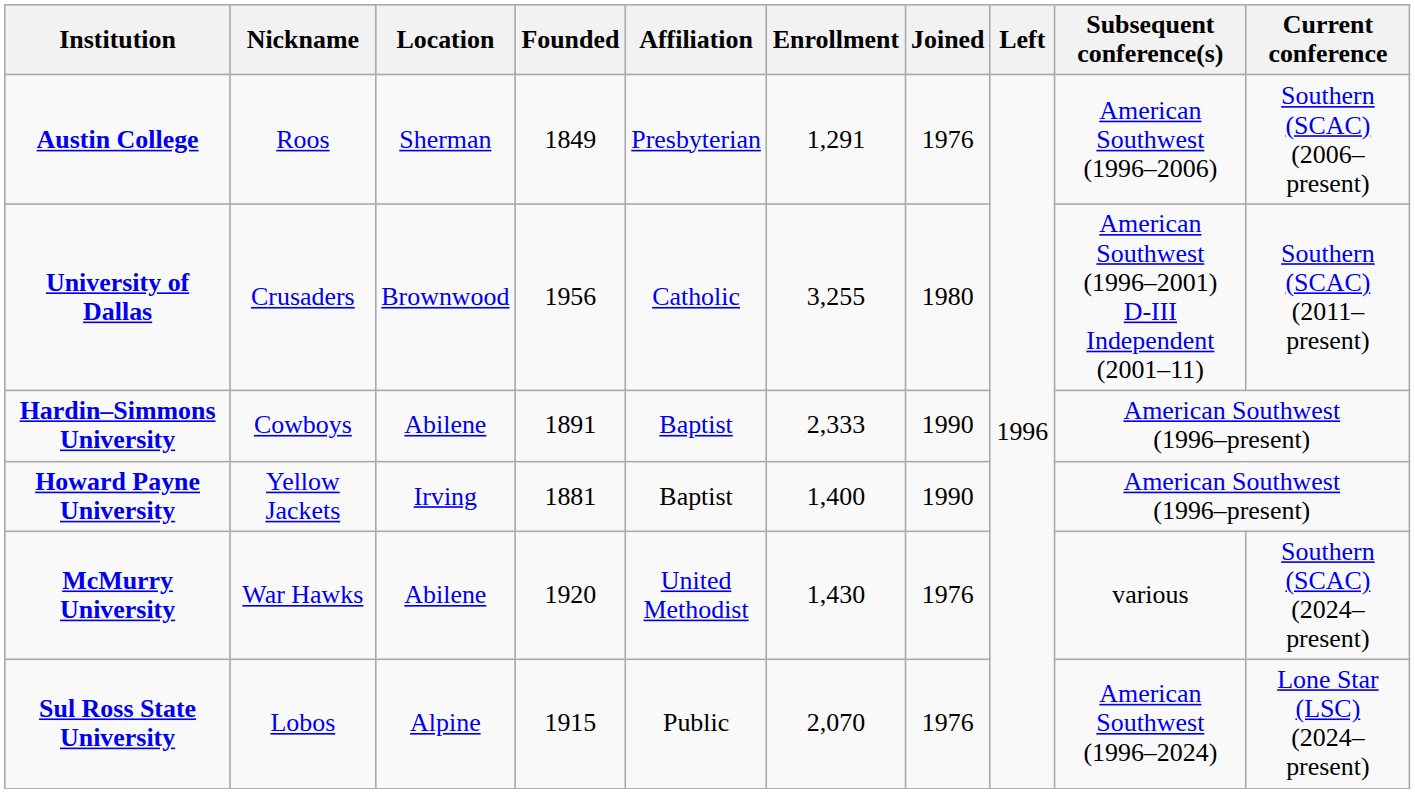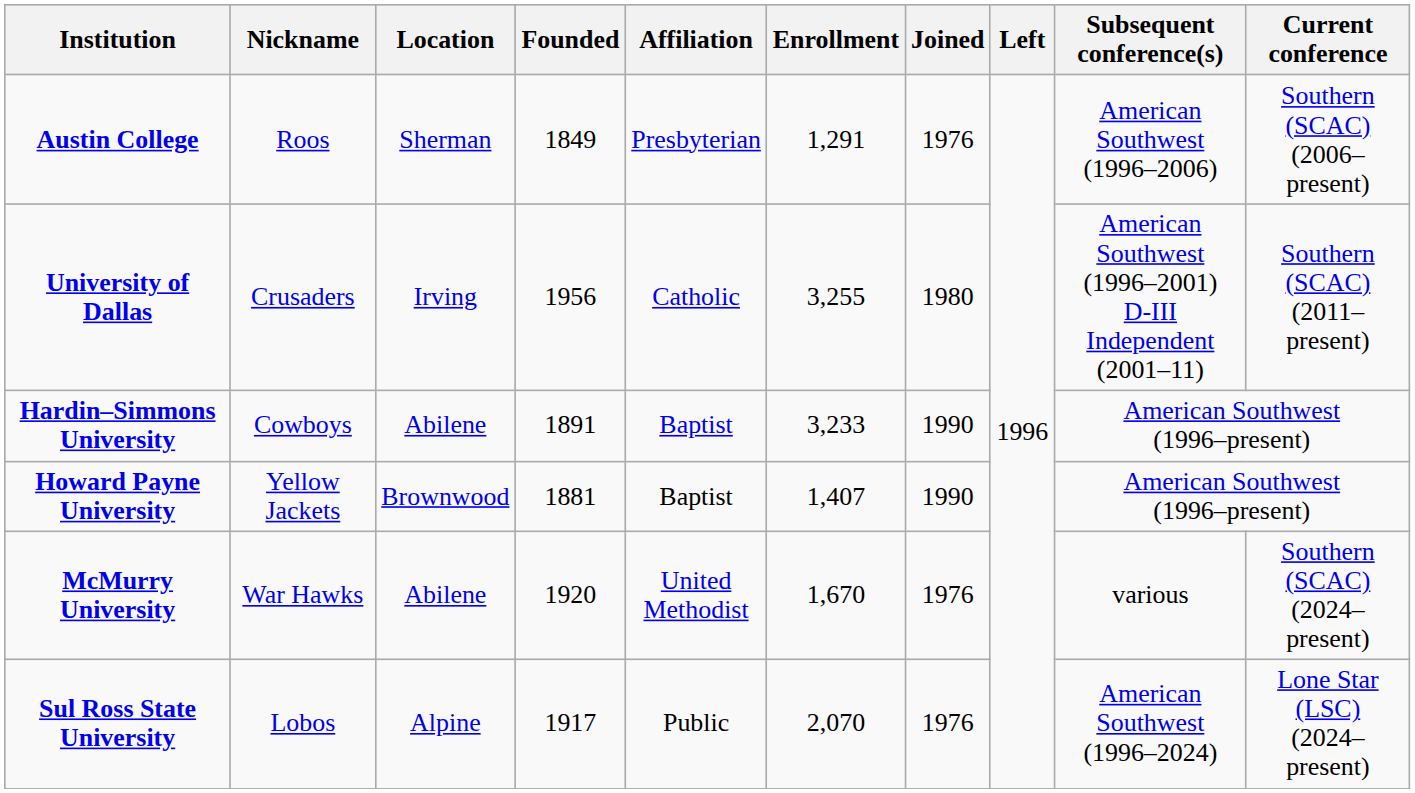(445, 296) Brownwood -> (445, 296) Irving
(836, 425) 2,333 -> (836, 425) 3,233
(445, 495) Irving -> (445, 495) Brownwood
(836, 495) 1,400 -> (836, 495) 1,407
(836, 595) 1,430 -> (836, 595) 1,670
(570, 723) 1915 -> (570, 723) 1917
